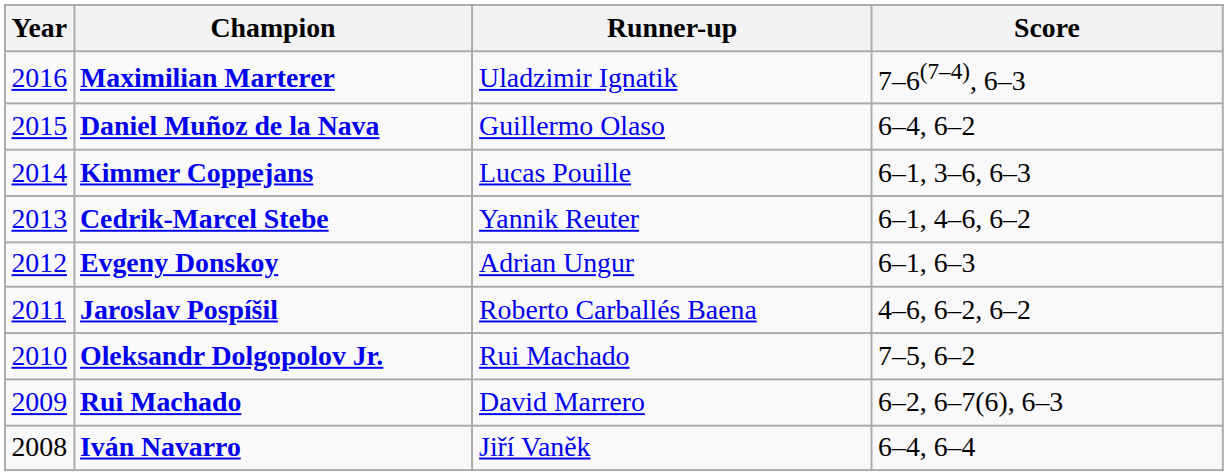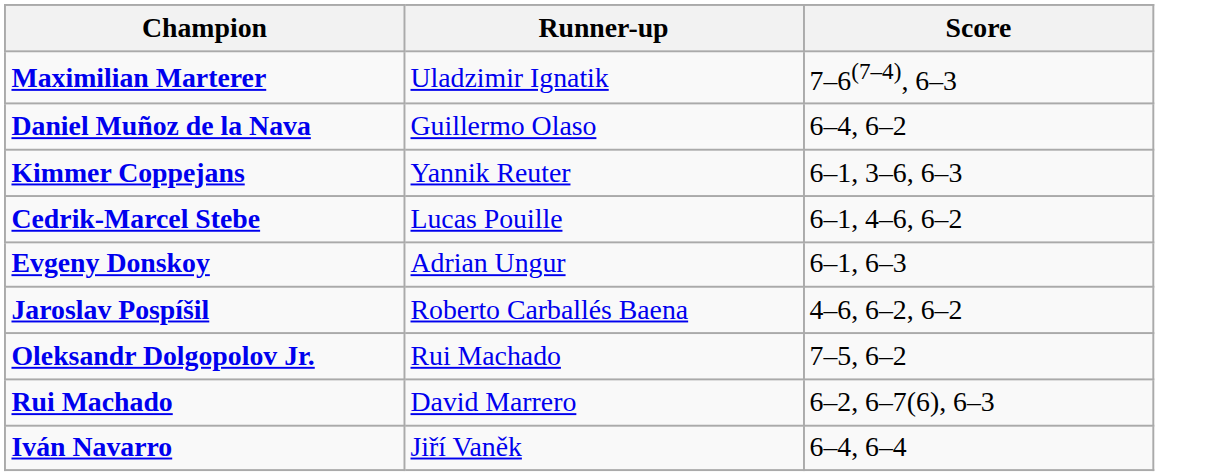- column: (39, 27)
(555, 172) Lucas Pouille -> (490, 172) Yannik Reuter
(559, 218) Yannik Reuter -> (486, 218) Lucas Pouille
